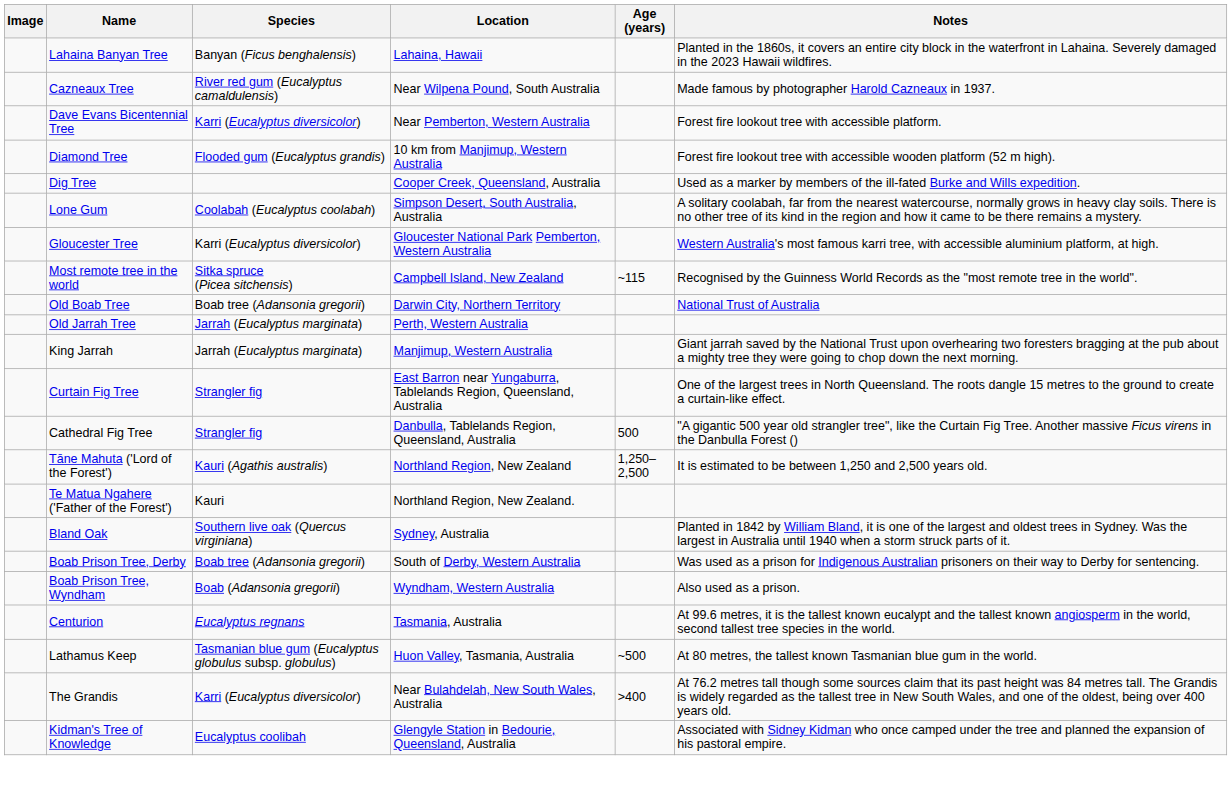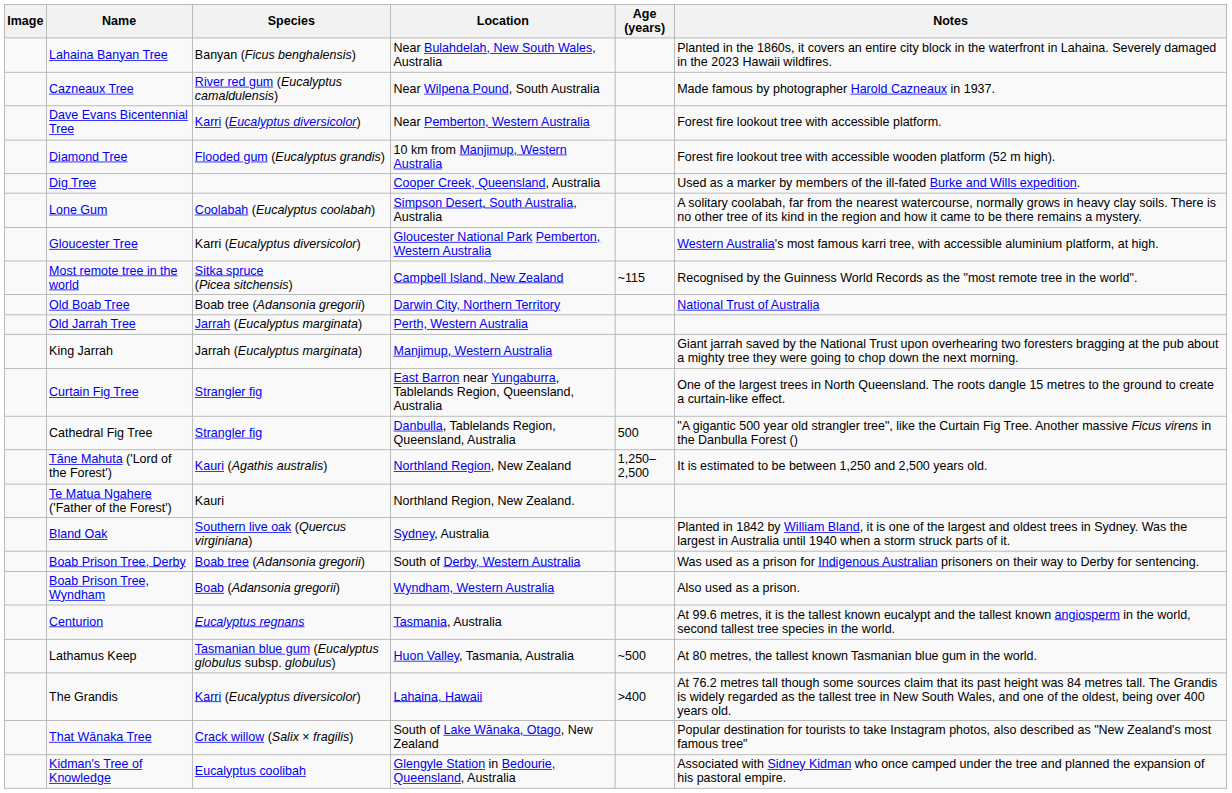(438, 55) Lahaina, Hawaii -> (495, 55) Near Bulahdelah, New South Wales, Australia
(495, 696) Near Bulahdelah, New South Wales, Australia -> (438, 696) Lahaina, Hawaii
+ row: (100, 737)
